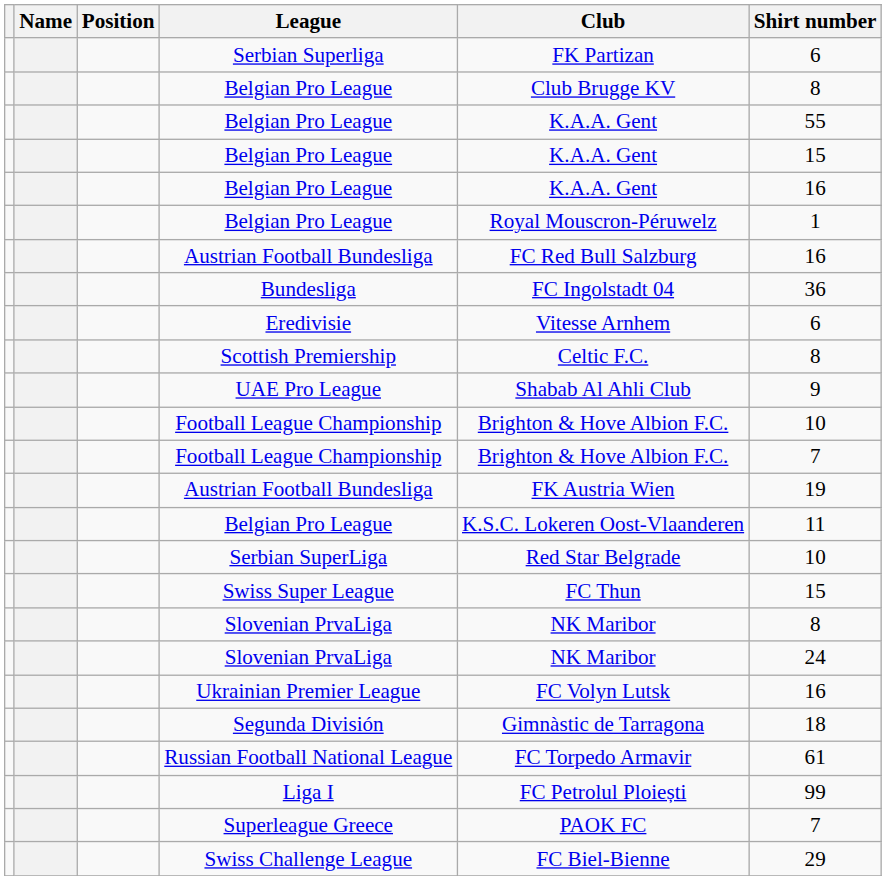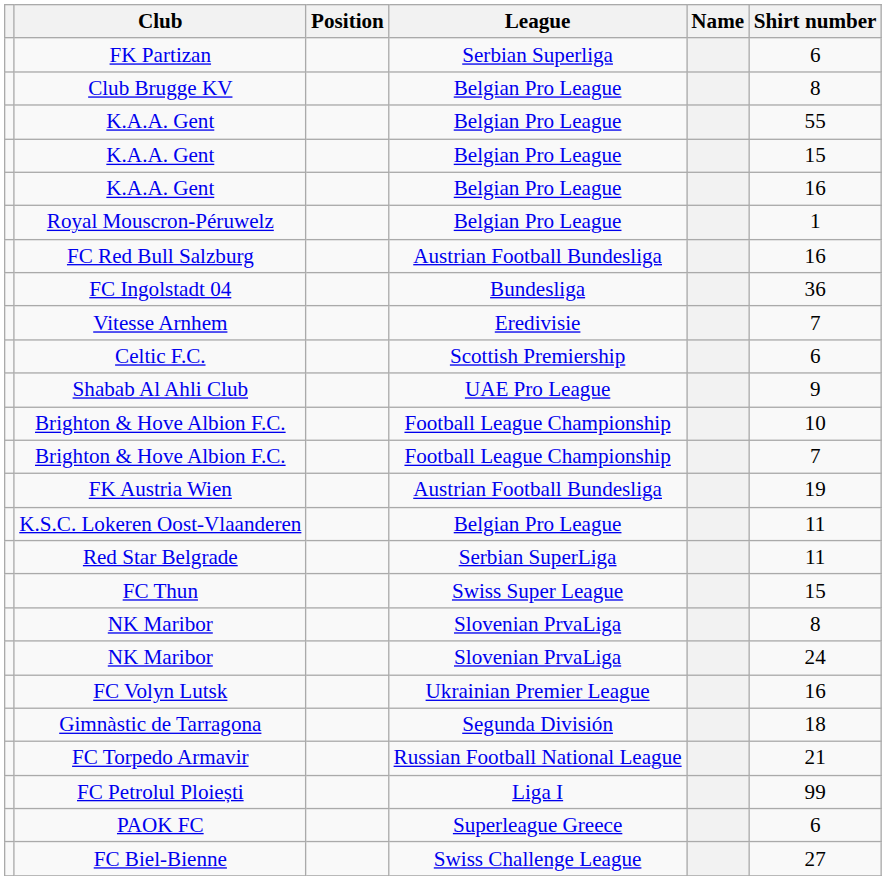columns swapped: (46, 21) <-> (603, 21)
(815, 322) 6 -> (815, 322) 7
(815, 356) 8 -> (815, 356) 6
(815, 557) 10 -> (815, 557) 11
(815, 758) 61 -> (815, 758) 21
(815, 825) 7 -> (815, 825) 6
(815, 858) 29 -> (815, 858) 27
